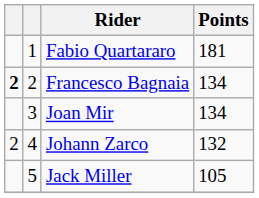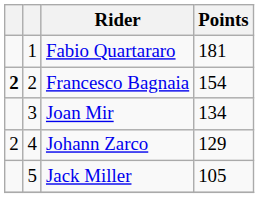(212, 82) 134 -> (212, 82) 154
(212, 144) 132 -> (212, 144) 129
